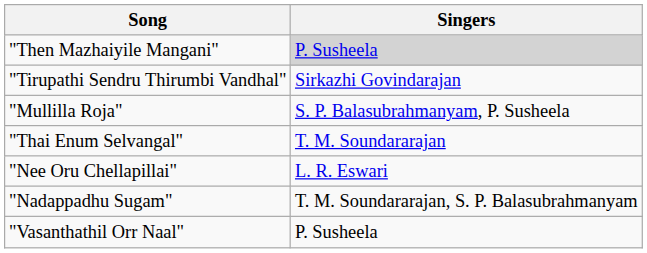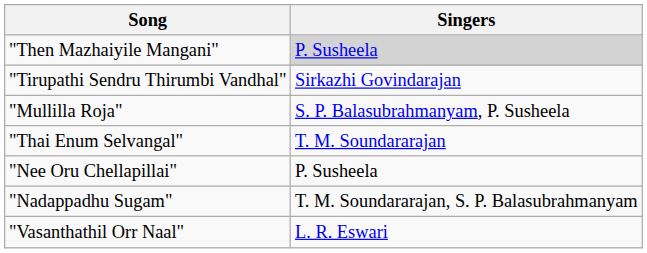(341, 171) L. R. Eswari -> (336, 171) P. Susheela
(336, 232) P. Susheela -> (341, 232) L. R. Eswari
